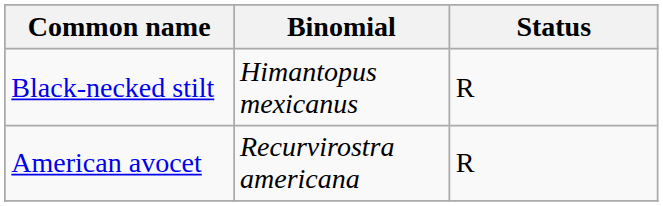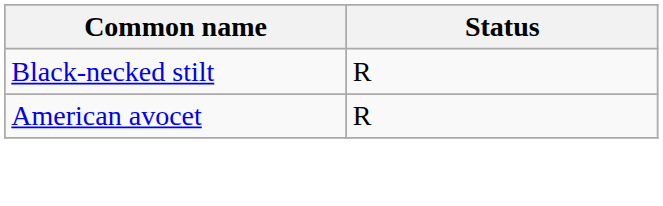- column: (341, 26)
